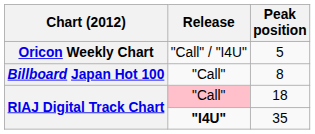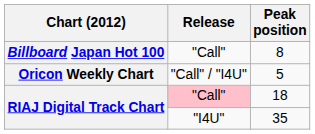rows swapped: (280, 74) <-> (280, 52)
(209, 118) bold -> (209, 118) normal
